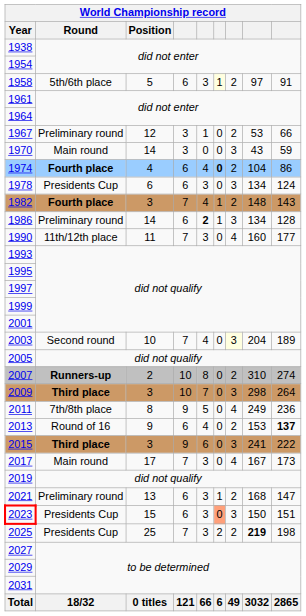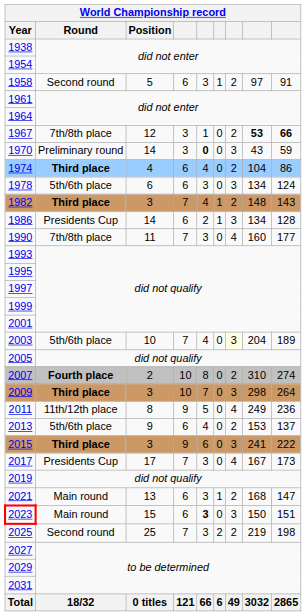(81, 82) 5th/6th place -> (81, 82) Second round
(220, 82) lightyellow background -> (220, 82) no background
(81, 133) Preliminary round -> (81, 133) 7th/8th place
(257, 133) normal -> (257, 133) bold
(286, 133) normal -> (286, 133) bold
(81, 151) Main round -> (81, 151) Preliminary round
(206, 151) normal -> (206, 151) bold
(81, 168) Fourth place -> (81, 168) Third place
(220, 168) bold -> (220, 168) normal
(81, 185) Presidents Cup -> (81, 185) 5th/6th place
(81, 202) Fourth place -> (81, 202) Third place
(81, 220) Preliminary round -> (81, 220) Presidents Cup
(206, 220) bold -> (206, 220) normal
(81, 237) 11th/12th place -> (81, 237) 7th/8th place
(81, 340) Second round -> (81, 340) 5th/6th place
(81, 375) Runners-up -> (81, 375) Fourth place
(81, 409) 7th/8th place -> (81, 409) 11th/12th place
(81, 427) Round of 16 -> (81, 427) 5th/6th place
(286, 427) bold -> (286, 427) normal
(81, 461) Main round -> (81, 461) Presidents Cup
(81, 496) Preliminary round -> (81, 496) Main round
(81, 514) Presidents Cup -> (81, 514) Main round
(206, 514) normal -> (206, 514) bold
(220, 514) lightsalmon background -> (220, 514) no background
(81, 533) Presidents Cup -> (81, 533) Second round
(257, 533) bold -> (257, 533) normal
